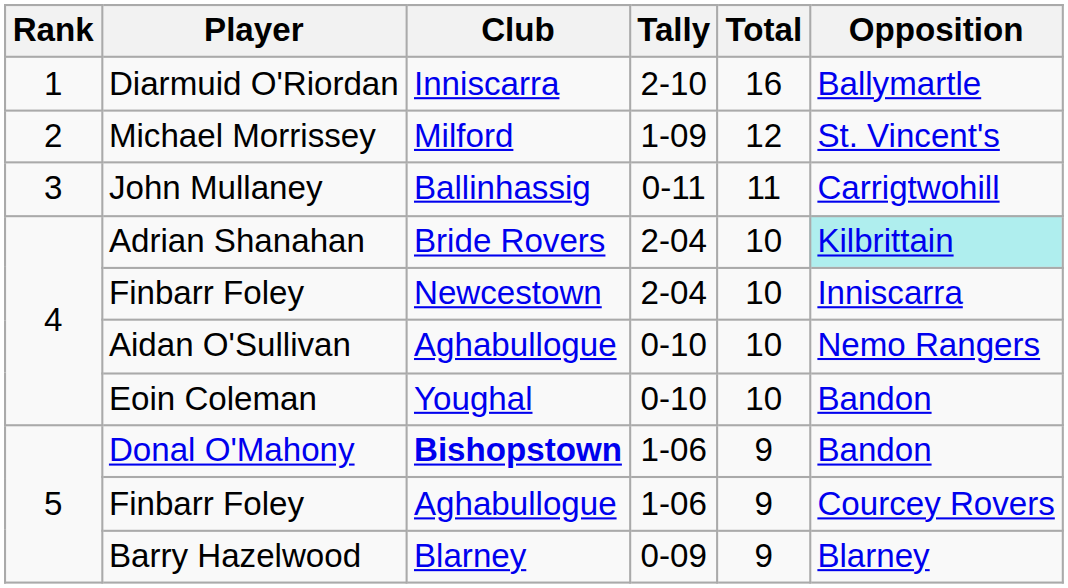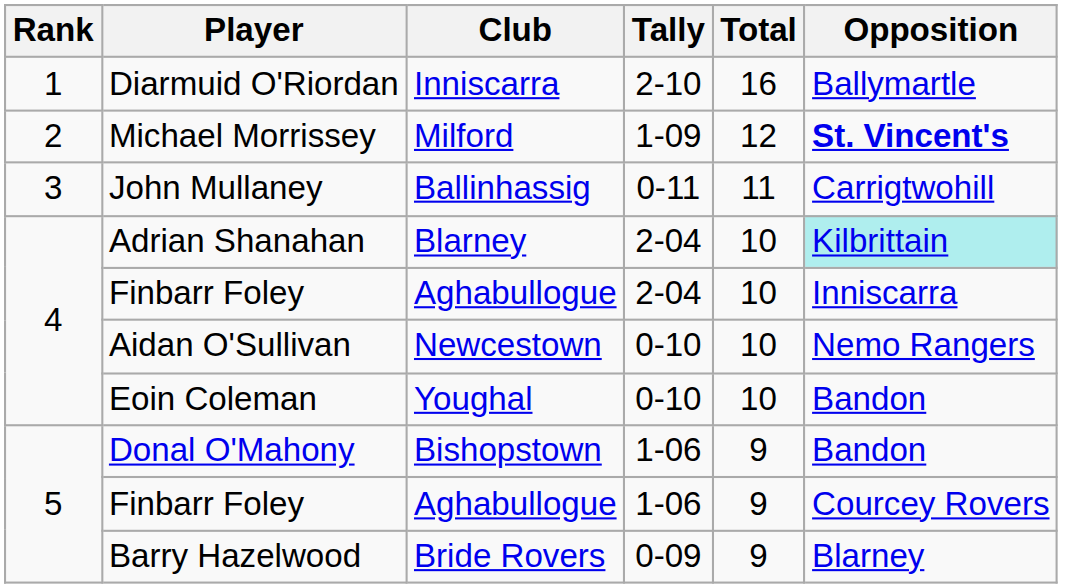(909, 135) normal -> (910, 135) bold
(510, 240) Bride Rovers -> (470, 240) Blarney
(508, 293) Newcestown -> (515, 293) Aghabullogue
(515, 345) Aghabullogue -> (508, 345) Newcestown
(518, 450) bold -> (508, 450) normal
(470, 556) Blarney -> (510, 556) Bride Rovers
